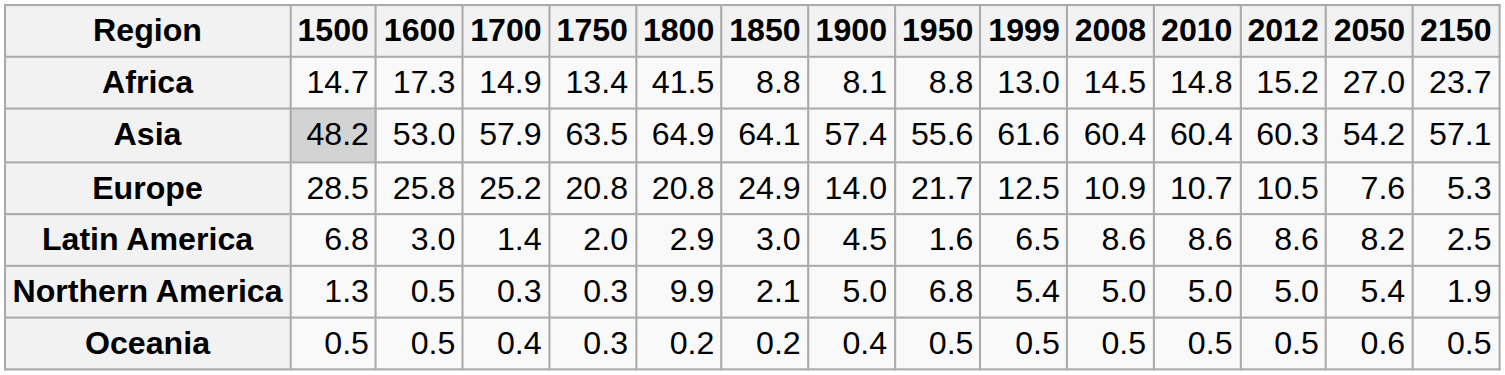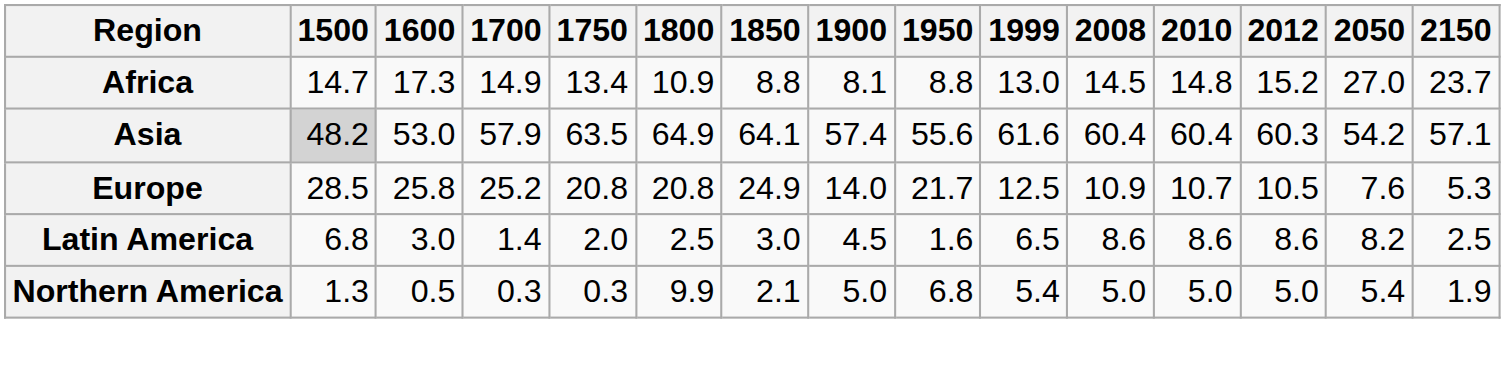(683, 82) 41.5 -> (683, 82) 10.9
(692, 238) 2.9 -> (692, 238) 2.5
- row: (148, 342)
